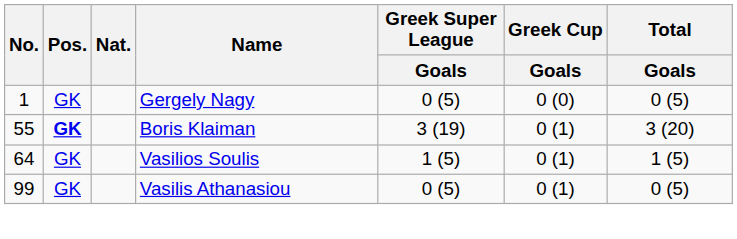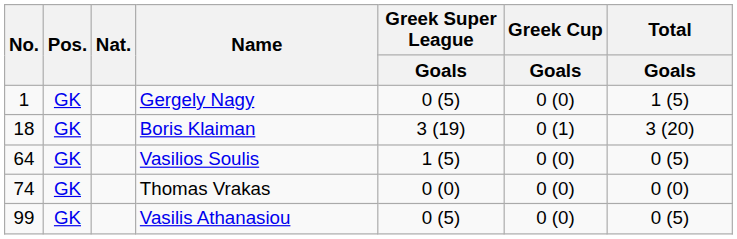(670, 99) 0 (5) -> (670, 99) 1 (5)
(24, 129) 55 -> (24, 129) 18
(67, 129) bold -> (67, 129) normal
(555, 159) 0 (1) -> (555, 159) 0 (0)
(670, 159) 1 (5) -> (670, 159) 0 (5)
+ row: (205, 188)
(555, 188) 0 (1) -> (555, 218) 0 (0)
